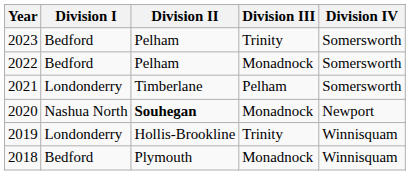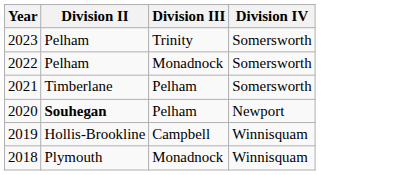- column: (86, 16)
(278, 110) Monadnock -> (175, 110) Pelham
(263, 134) Trinity -> (181, 134) Campbell
